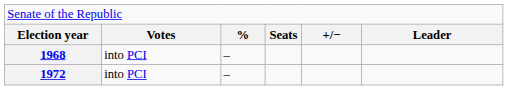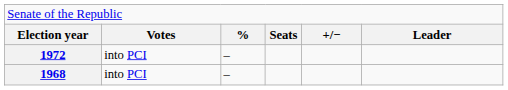rows swapped: (53, 54) <-> (53, 74)
